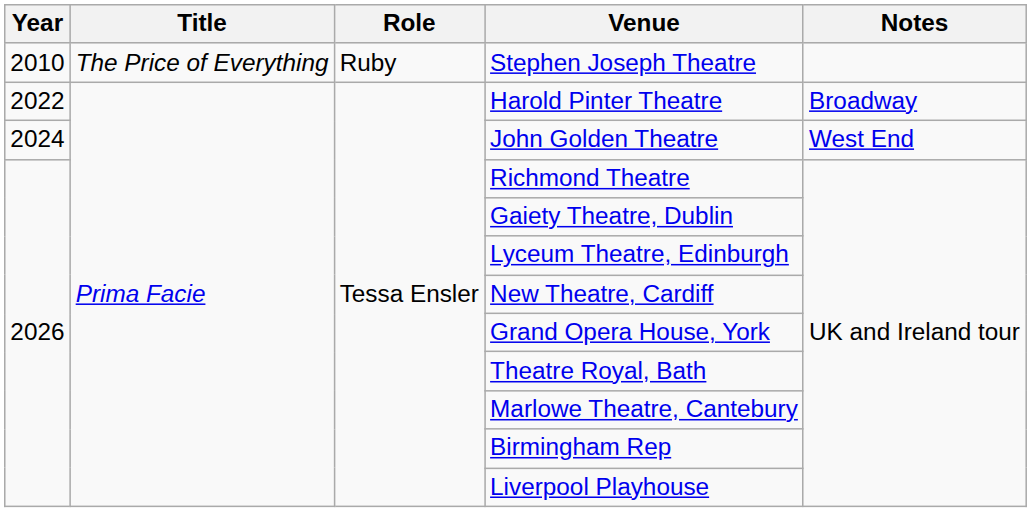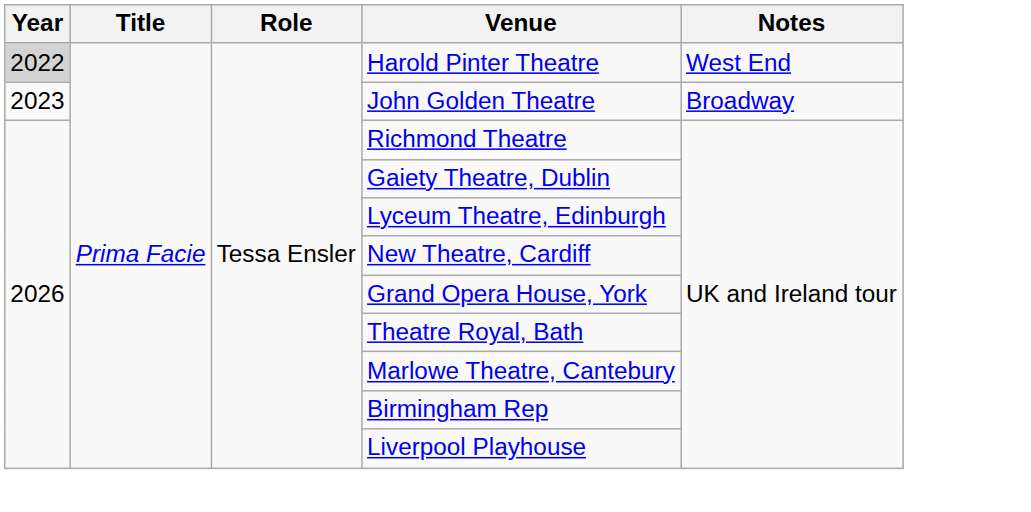- row: (623, 62)
(37, 100) no background -> (37, 62) lightgrey background
(863, 100) Broadway -> (739, 62) West End
(37, 139) 2024 -> (37, 100) 2023
(862, 139) West End -> (740, 100) Broadway
